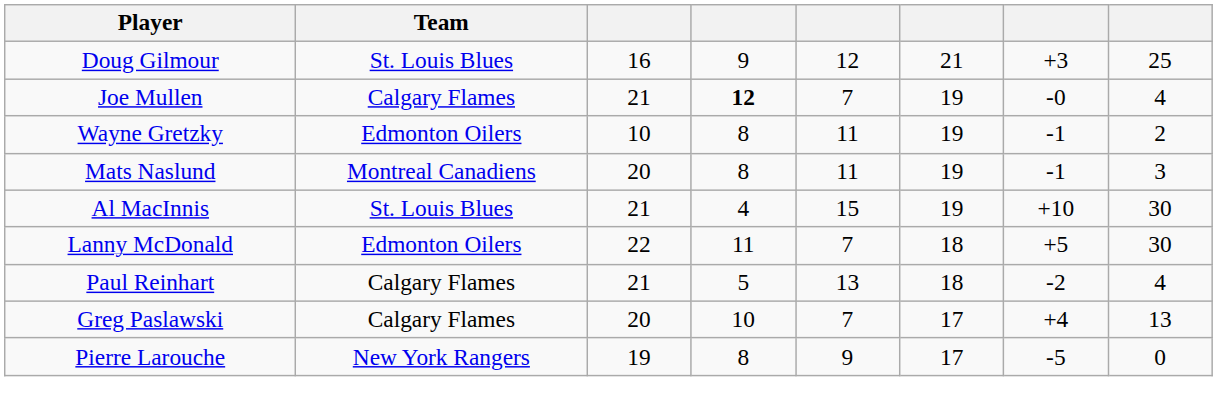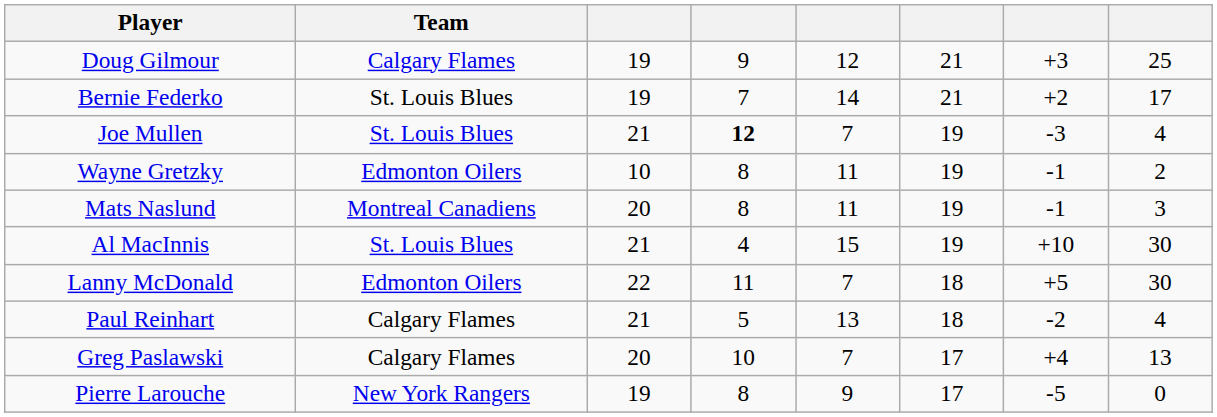(441, 60) St. Louis Blues -> (441, 60) Calgary Flames
(639, 60) 16 -> (639, 60) 19
+ row: (150, 97)
(441, 97) Calgary Flames -> (441, 134) St. Louis Blues
(1056, 97) -0 -> (1056, 134) -3
